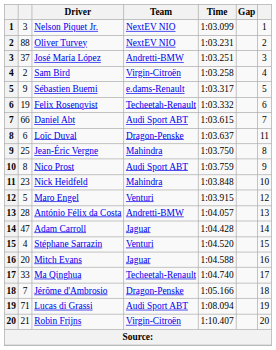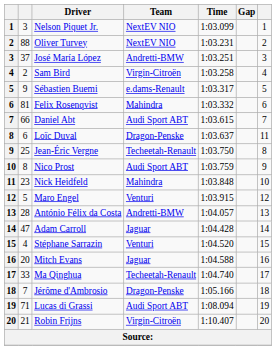(25, 104) 19 -> (25, 104) 81
(161, 104) Techeetah-Renault -> (144, 104) Mahindra
(144, 151) Mahindra -> (161, 151) Techeetah-Renault
